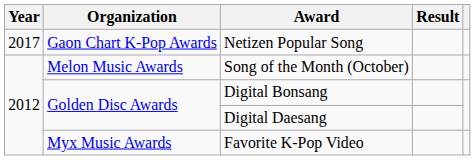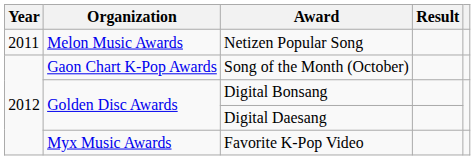(24, 42) 2017 -> (24, 42) 2011
(132, 42) Gaon Chart K-Pop Awards -> (115, 42) Melon Music Awards
(115, 67) Melon Music Awards -> (132, 67) Gaon Chart K-Pop Awards
